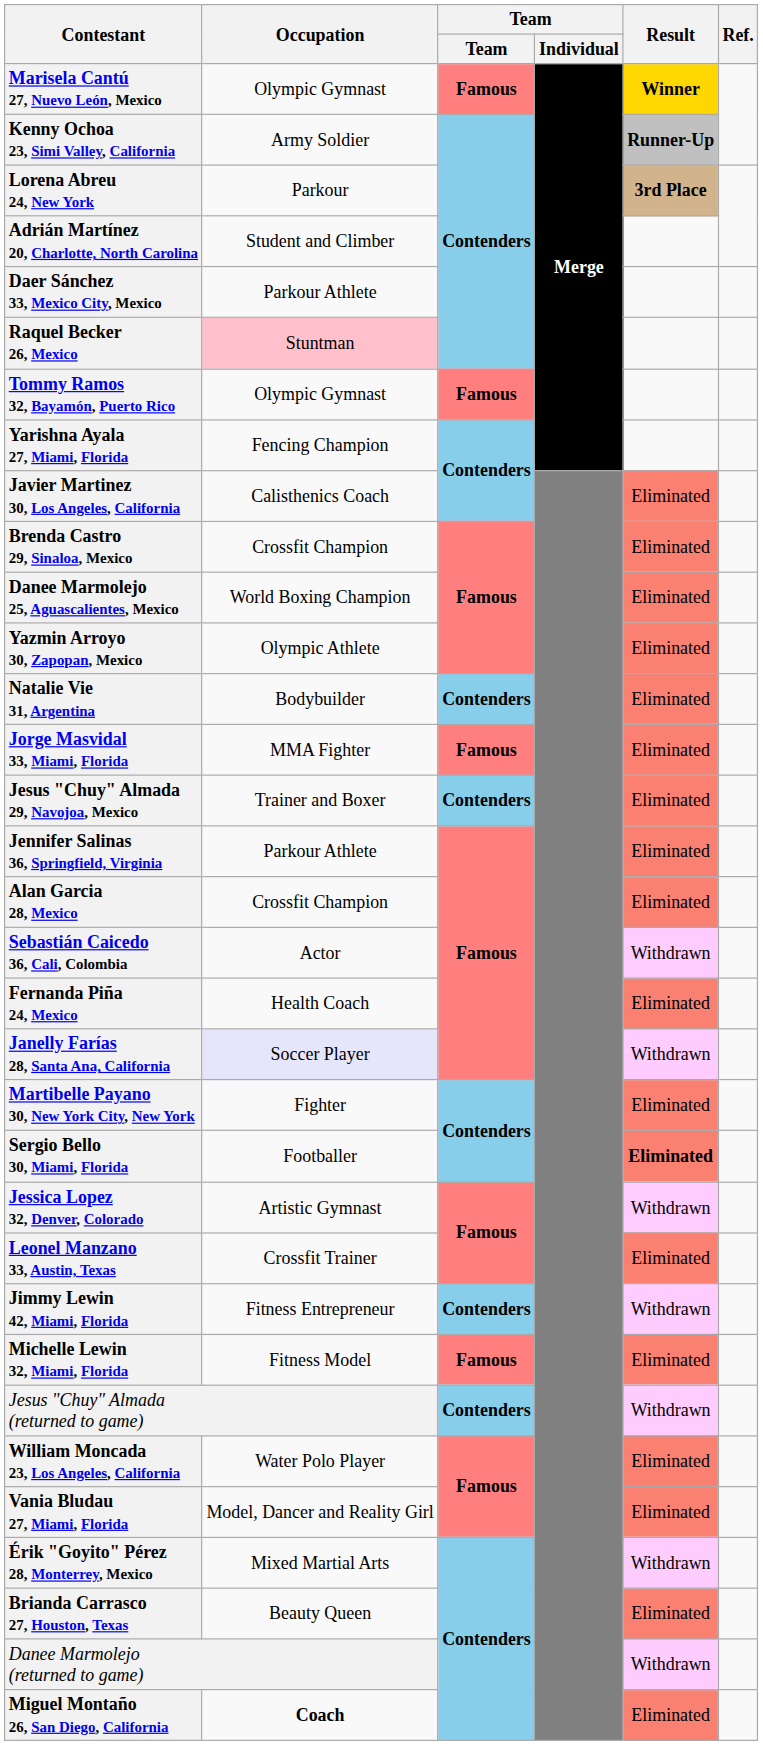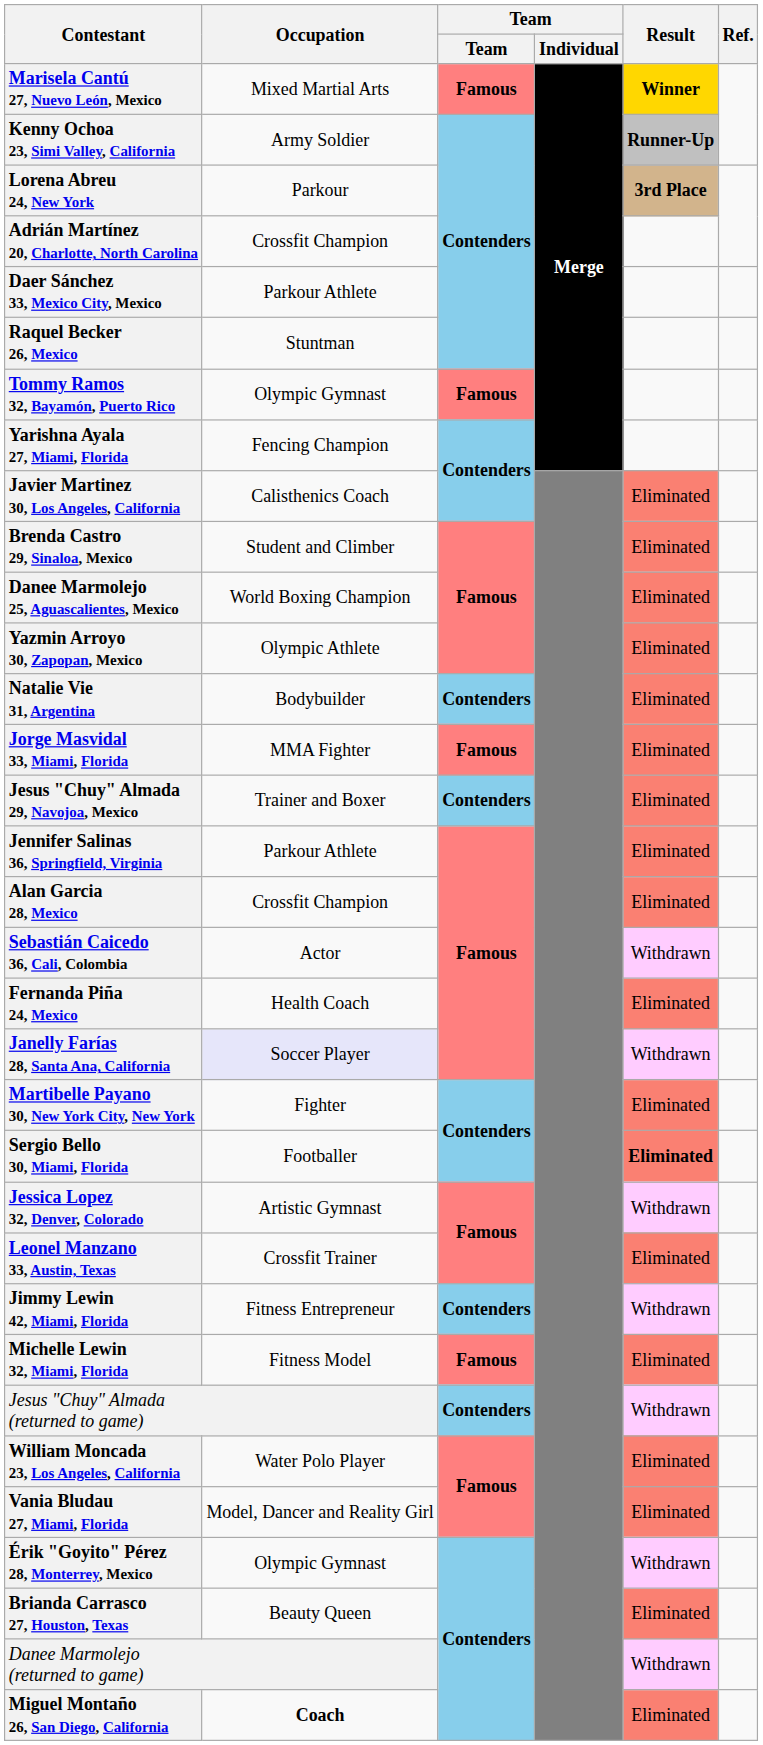(320, 89) Olympic Gymnast -> (320, 89) Mixed Martial Arts
(320, 241) Student and Climber -> (320, 241) Crossfit Champion
(320, 343) pink background -> (320, 343) no background
(320, 546) Crossfit Champion -> (320, 546) Student and Climber
(320, 1562) Mixed Martial Arts -> (320, 1562) Olympic Gymnast
